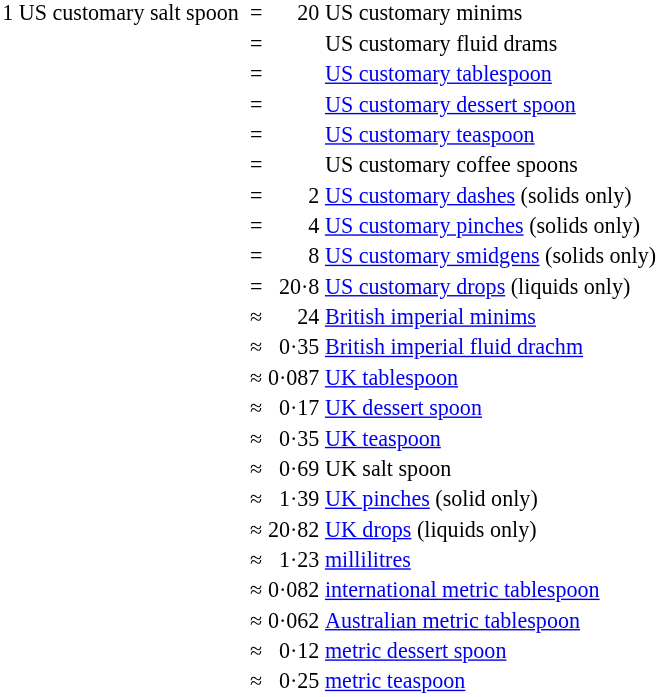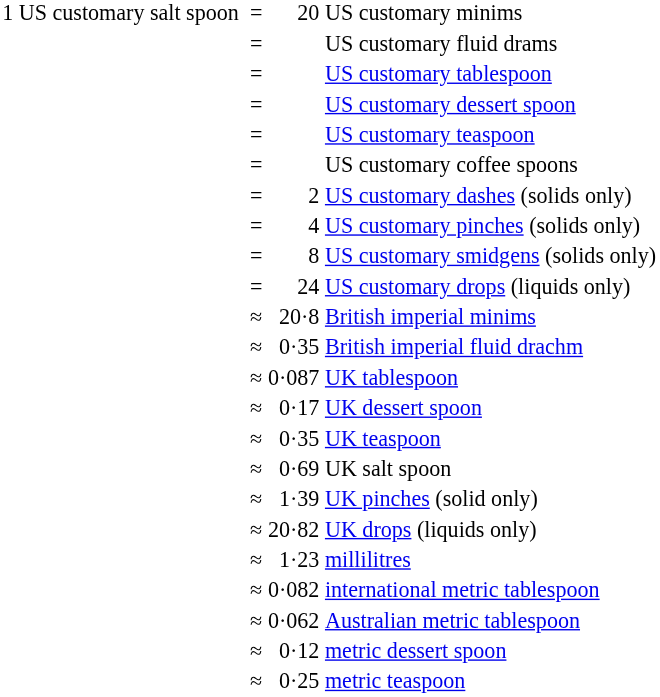(299, 286) 20·8 -> (308, 286) 24
(308, 316) 24 -> (299, 316) 20·8
